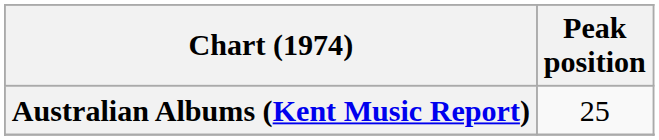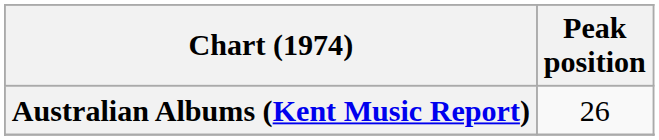(595, 109) 25 -> (595, 109) 26
